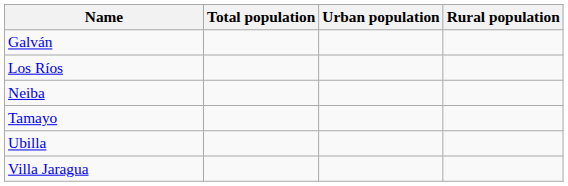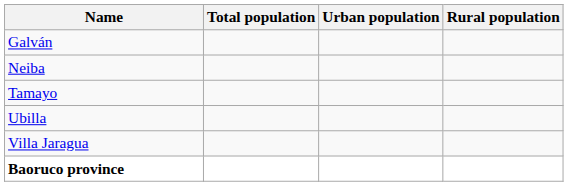- row: (36, 67)
+ row: (66, 169)
